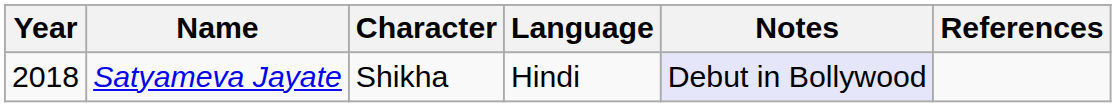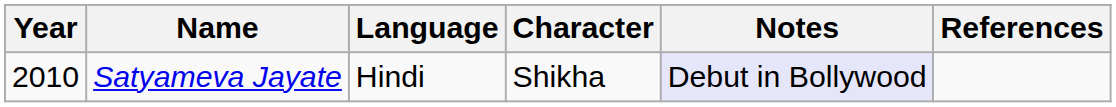columns swapped: (426, 28) <-> (582, 28)
(46, 76) 2018 -> (46, 76) 2010
